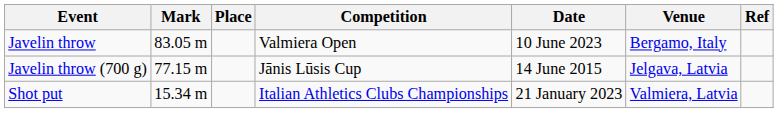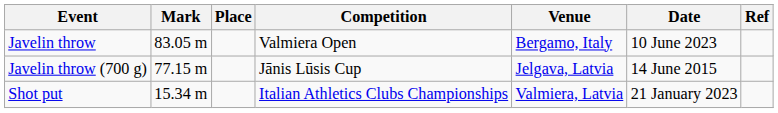columns swapped: (684, 17) <-> (569, 17)
